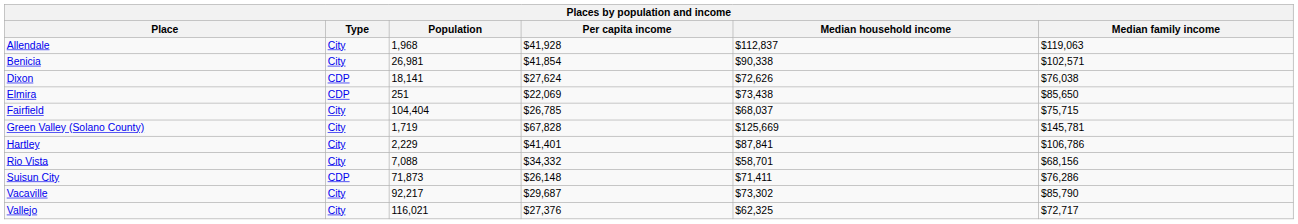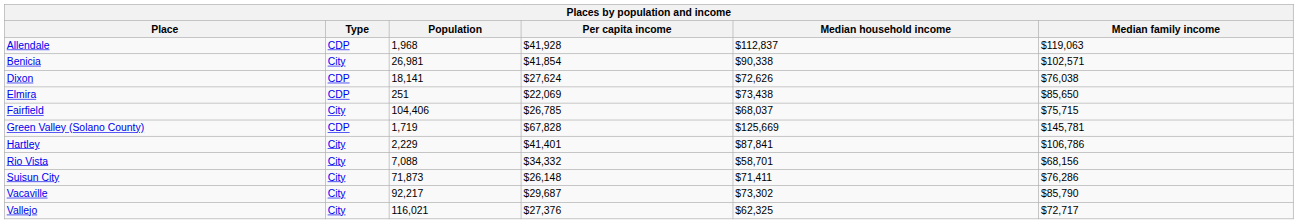(337, 45) City -> (339, 45) CDP
(410, 111) 104,404 -> (410, 111) 104,406
(337, 128) City -> (339, 128) CDP
(339, 177) CDP -> (337, 177) City
